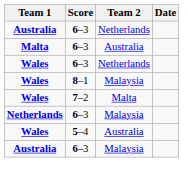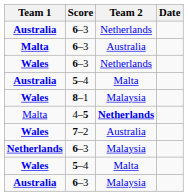+ row: (35, 81)
+ row: (35, 115)
(124, 98) Malta -> (126, 132) Australia
(124, 132) Australia -> (126, 166) Malta
